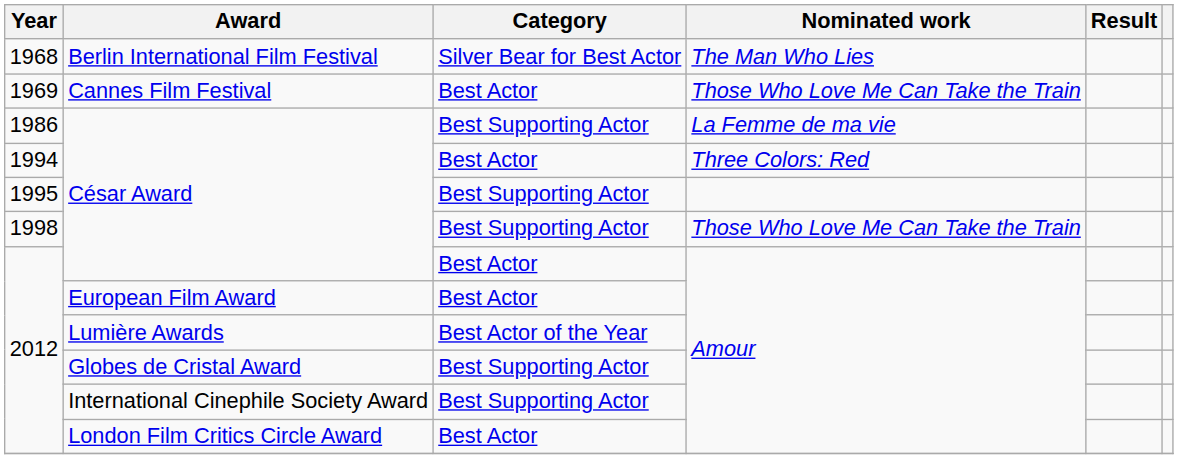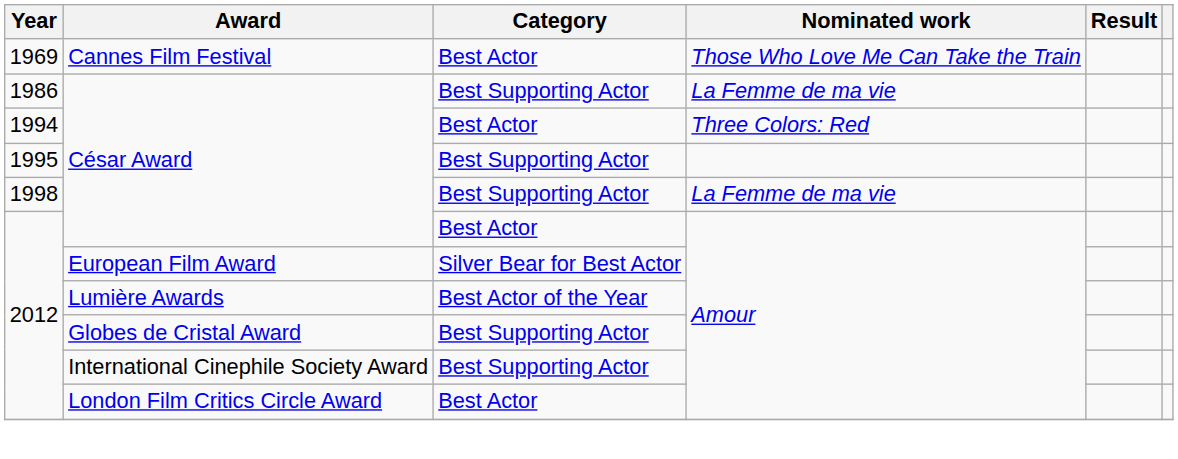- row: (34, 56)
(886, 228) Those Who Love Me Can Take the Train -> (794, 194) La Femme de ma vie
(488, 297) Best Actor -> (560, 263) Silver Bear for Best Actor
